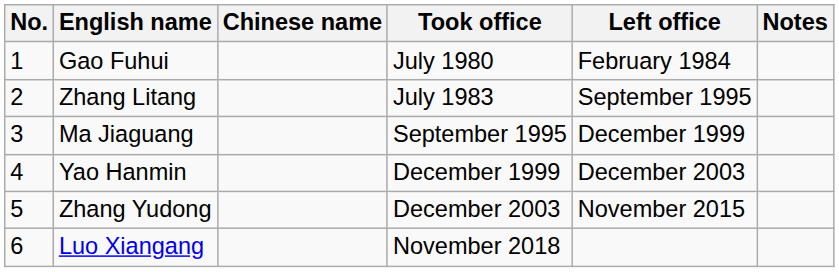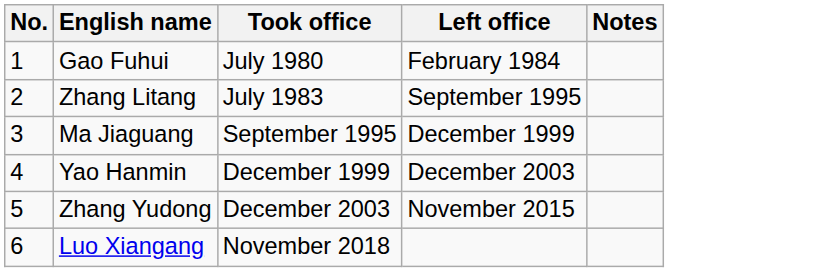- column: (302, 23)
